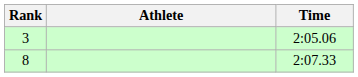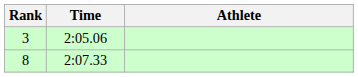columns swapped: (161, 15) <-> (315, 15)
